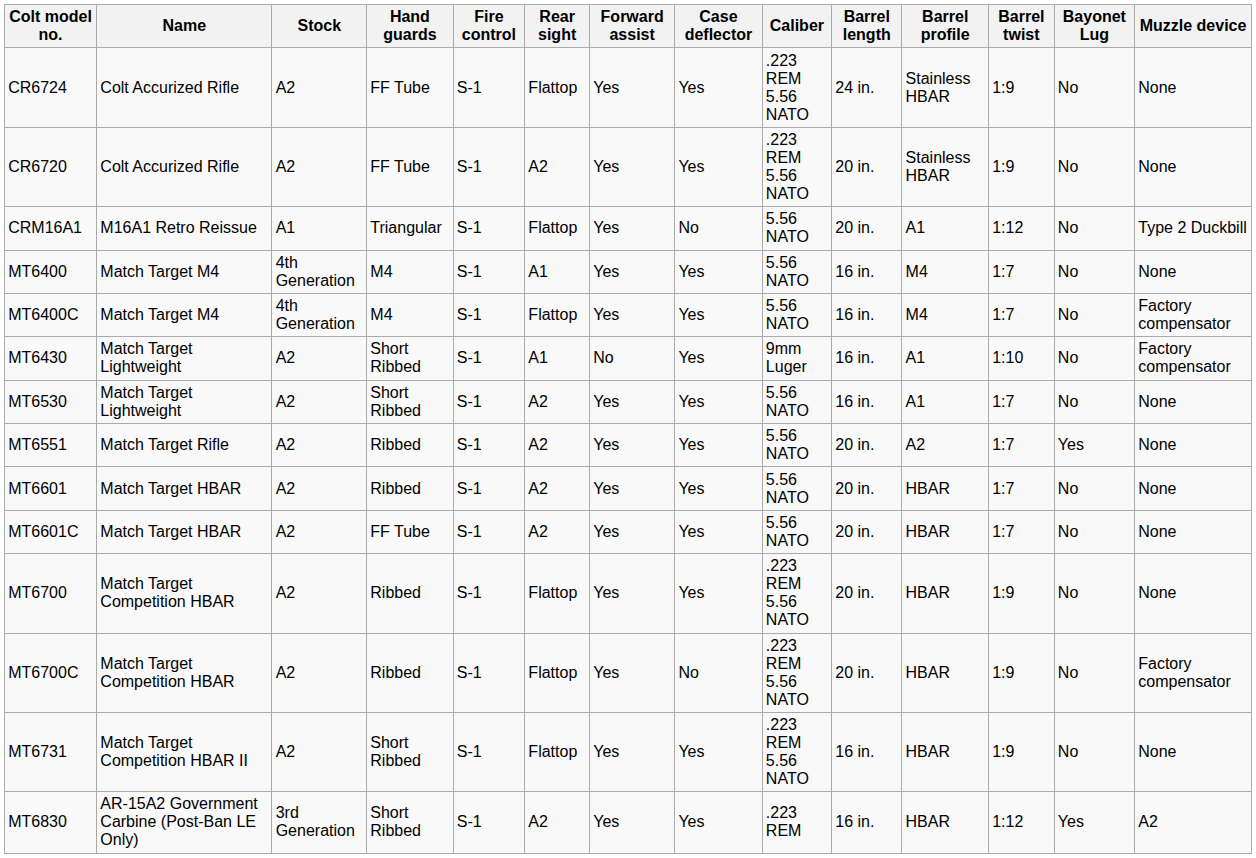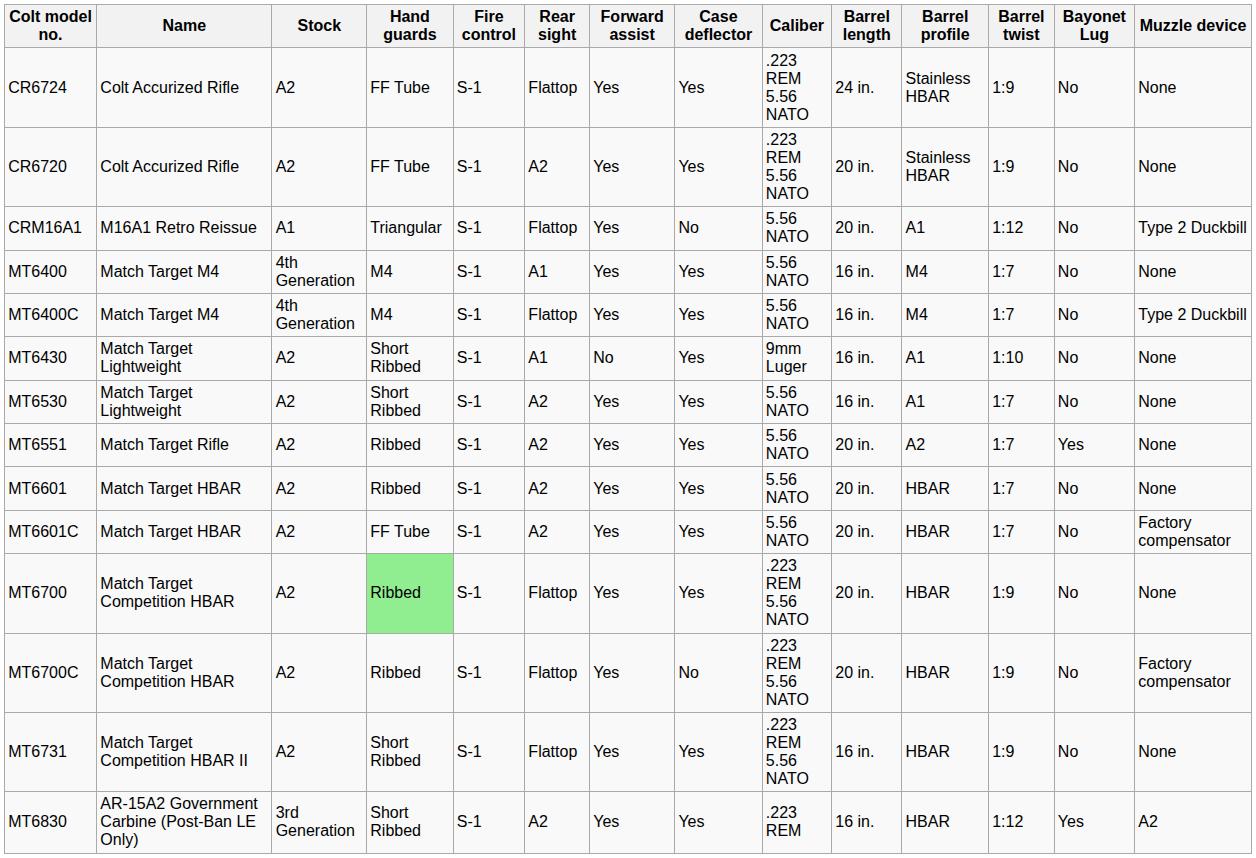(1184, 315) Factory compensator -> (1192, 315) Type 2 Duckbill
(1184, 358) Factory compensator -> (1157, 358) None
(1157, 531) None -> (1184, 531) Factory compensator
(396, 593) no background -> (396, 593) lightgreen background
